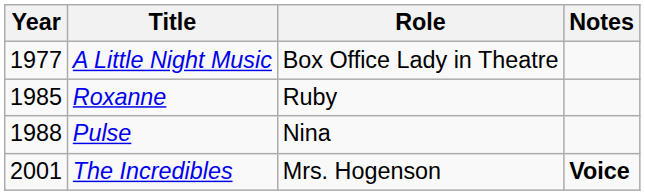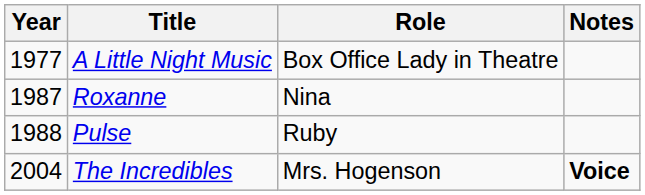(36, 97) 1985 -> (36, 97) 1987
(310, 97) Ruby -> (307, 97) Nina
(307, 134) Nina -> (310, 134) Ruby
(36, 171) 2001 -> (36, 171) 2004
